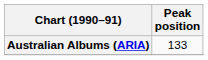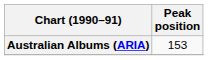(177, 45) 133 -> (177, 45) 153
